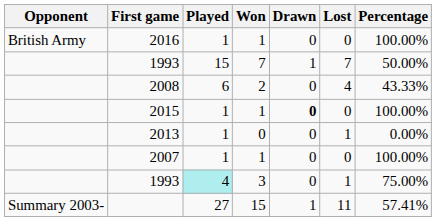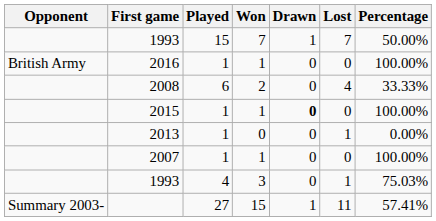rows swapped: (164, 39) <-> (164, 63)
(405, 87) 43.33% -> (405, 87) 33.33%
(225, 181) paleturquoise background -> (225, 181) no background
(405, 181) 75.00% -> (405, 181) 75.03%
